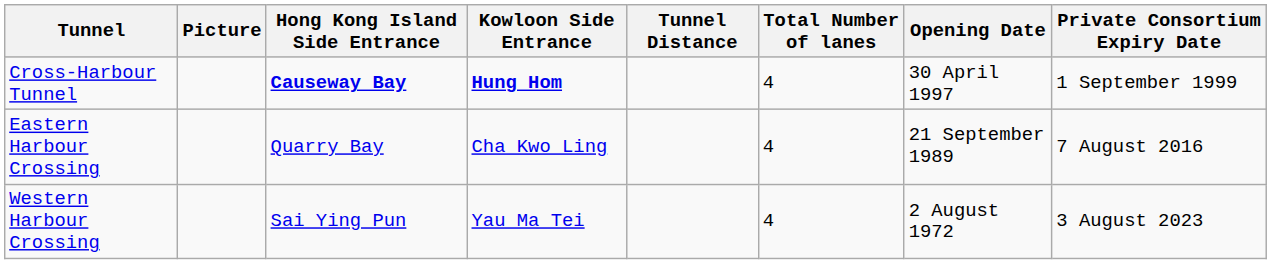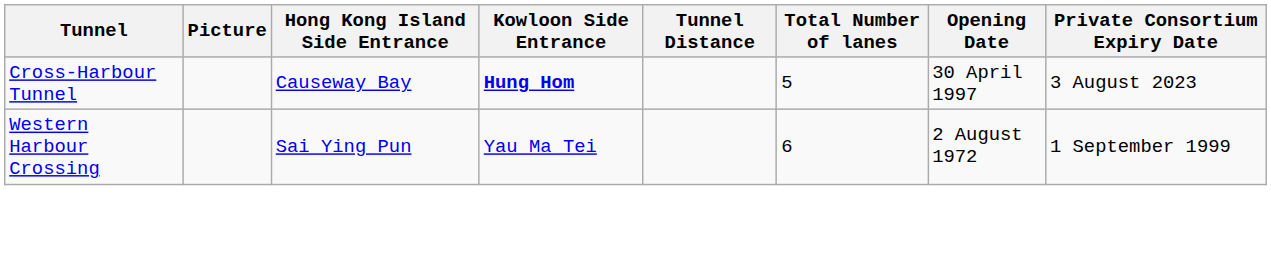(338, 83) bold -> (344, 83) normal
(768, 83) 4 -> (787, 83) 5
(1147, 83) 1 September 1999 -> (1123, 83) 3 August 2023
- row: (54, 147)
(768, 221) 4 -> (787, 147) 6
(1130, 221) 3 August 2023 -> (1140, 147) 1 September 1999
